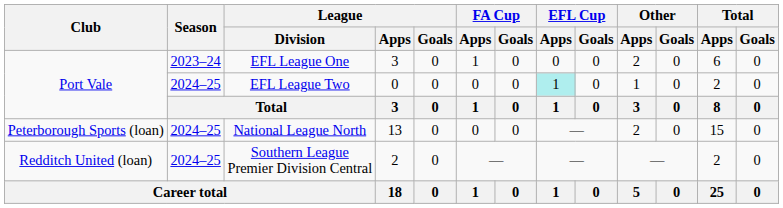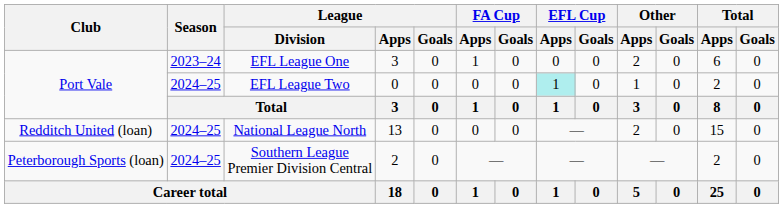(86, 130) Peterborough Sports (loan) -> (86, 130) Redditch United (loan)
(86, 161) Redditch United (loan) -> (86, 161) Peterborough Sports (loan)
